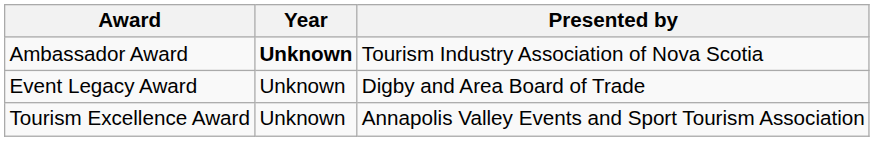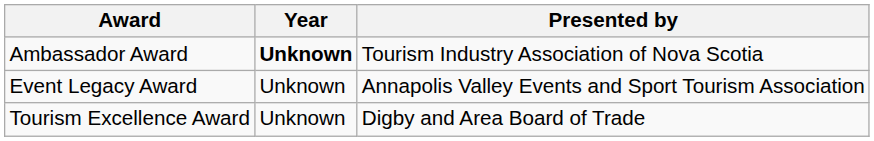(504, 86) Digby and Area Board of Trade -> (613, 86) Annapolis Valley Events and Sport Tourism Association
(613, 119) Annapolis Valley Events and Sport Tourism Association -> (504, 119) Digby and Area Board of Trade
